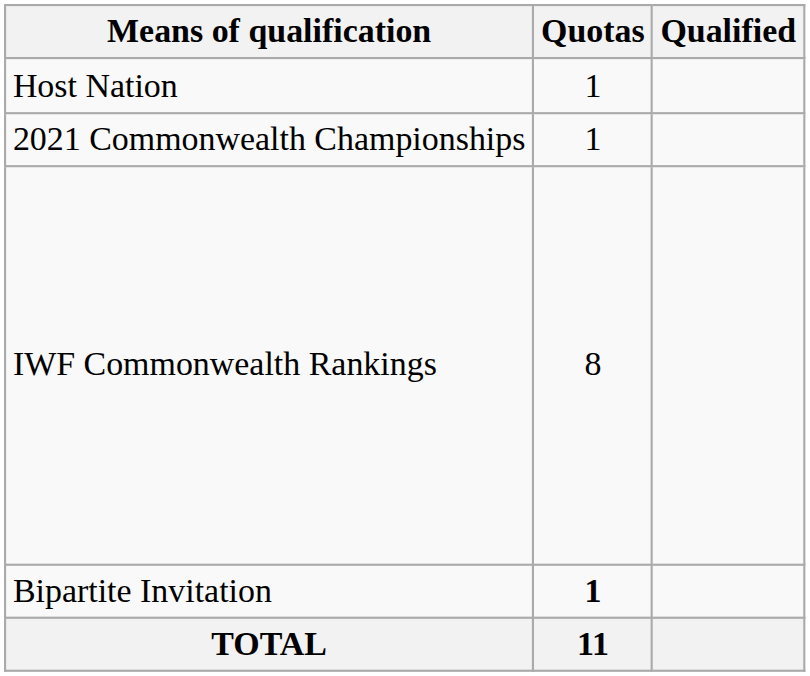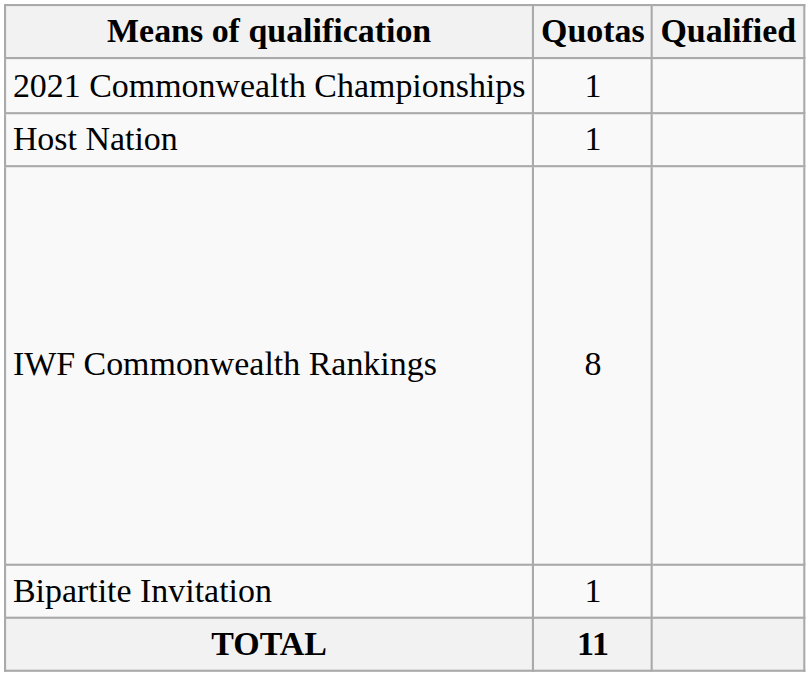rows swapped: (95, 85) <-> (269, 138)
(593, 590) bold -> (593, 590) normal
